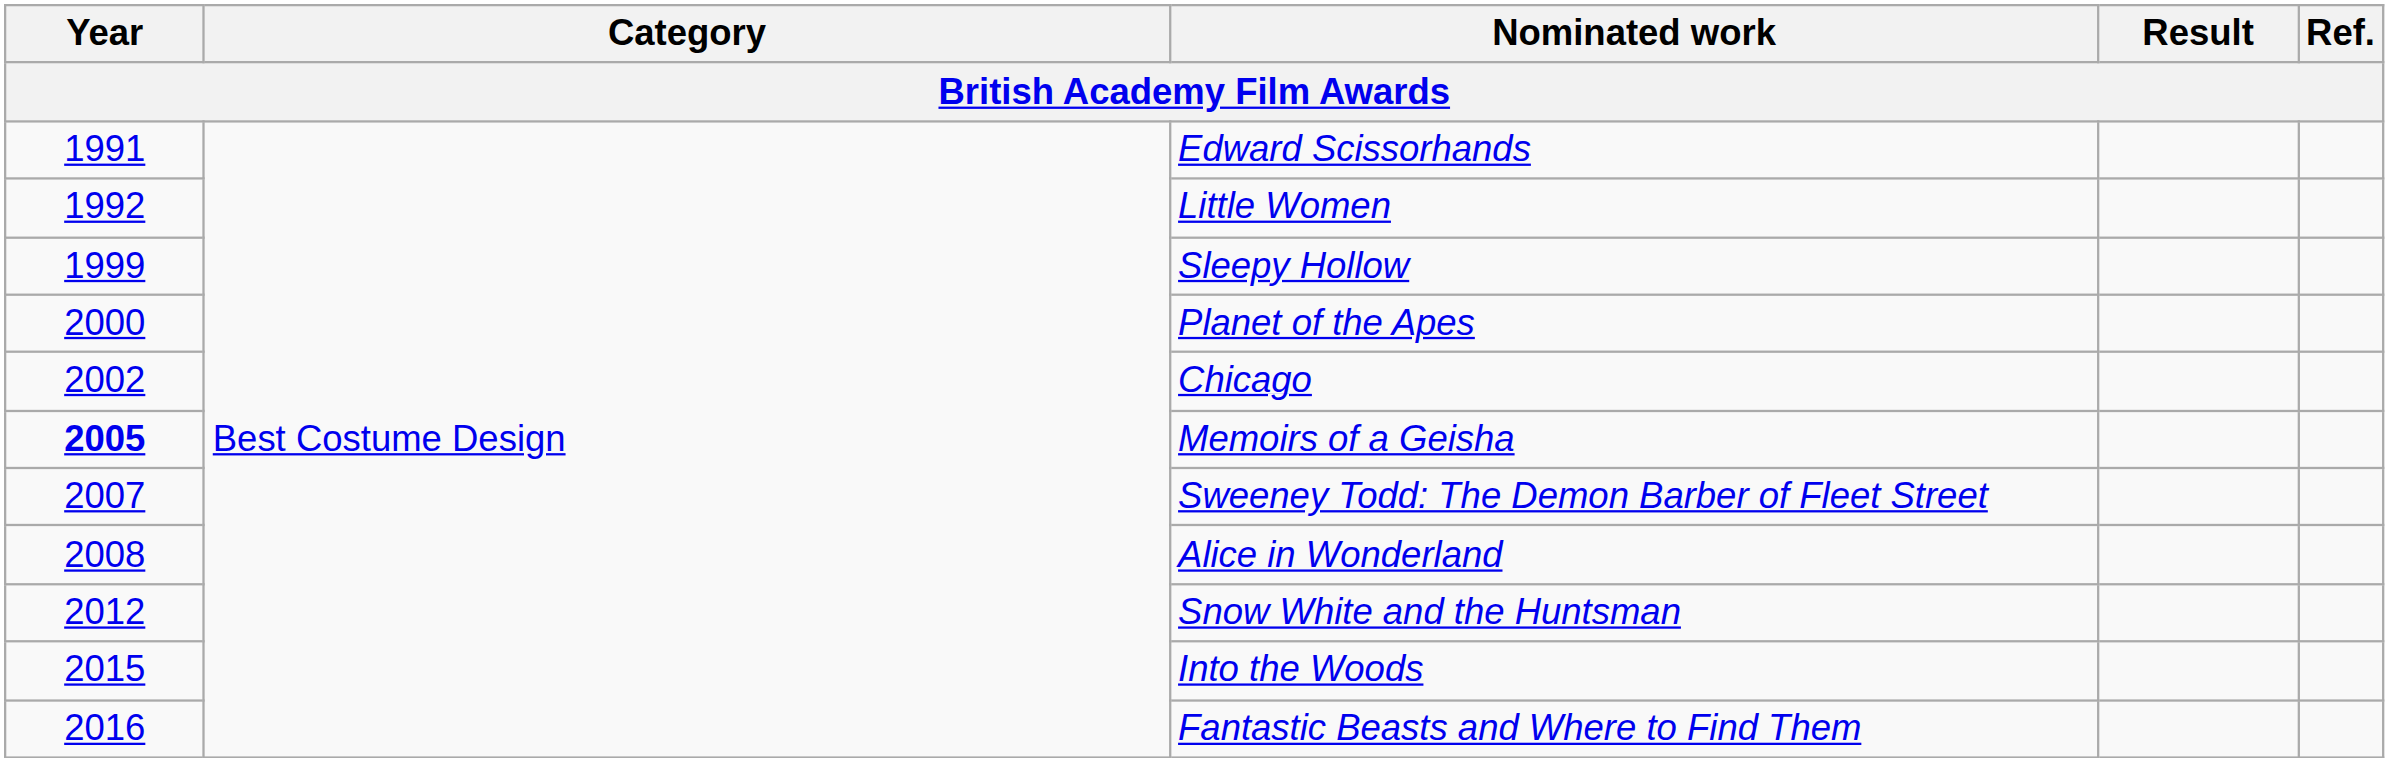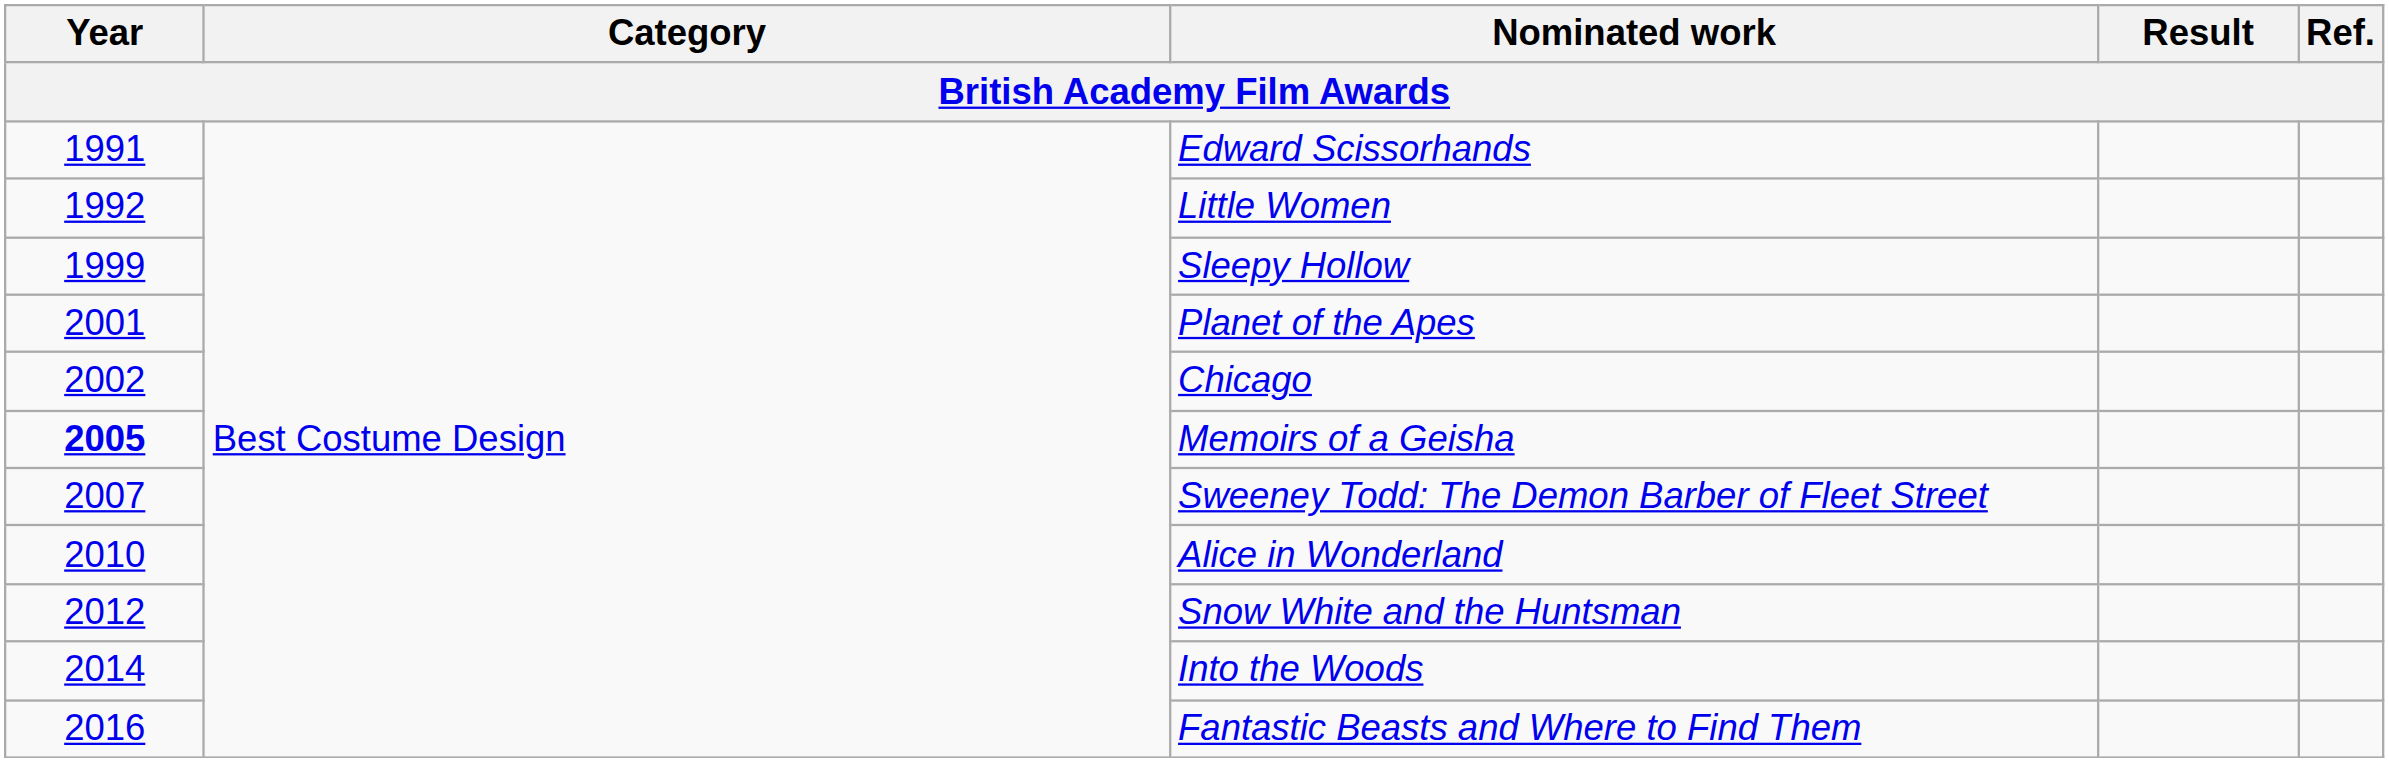(105, 322) 2000 -> (105, 322) 2001
(105, 554) 2008 -> (105, 554) 2010
(105, 669) 2015 -> (105, 669) 2014
